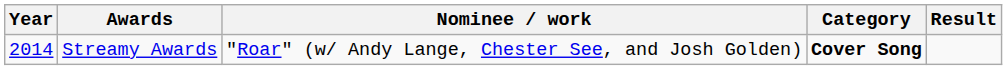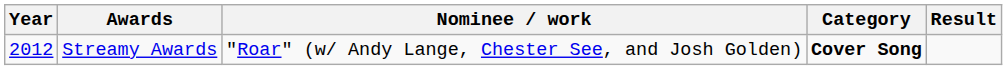(31, 50) 2014 -> (31, 50) 2012
